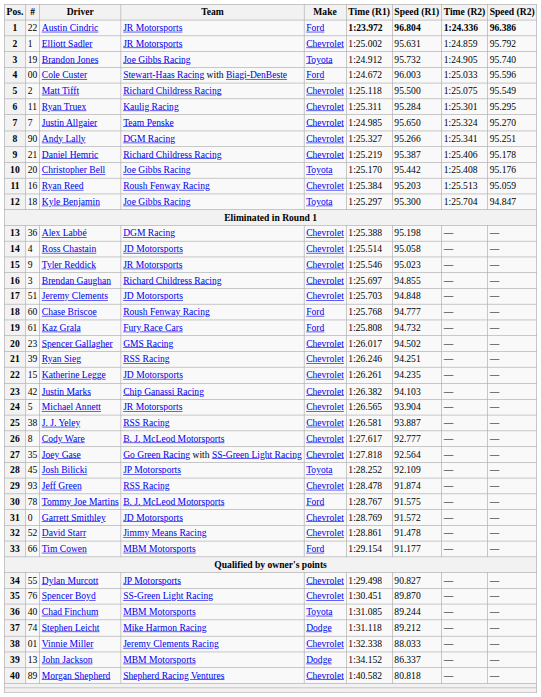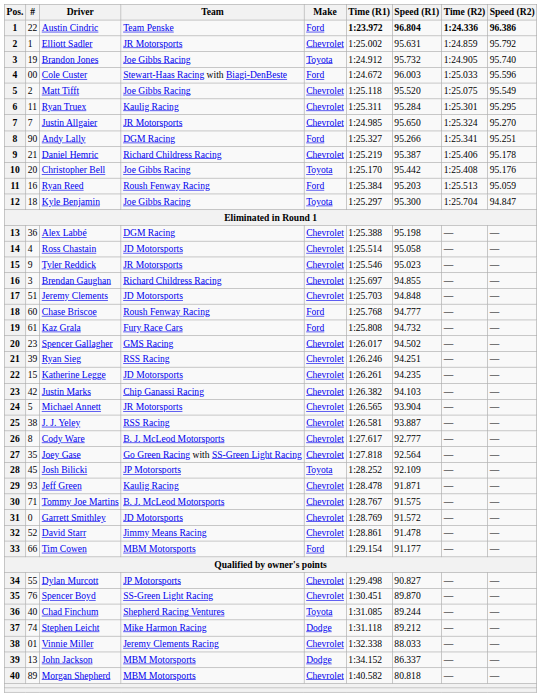(153, 28) JR Motorsports -> (148, 28) Team Penske
(172, 91) Richard Childress Racing -> (157, 91) Joe Gibbs Racing
(408, 91) 95.500 -> (408, 91) 95.520
(148, 123) Team Penske -> (153, 123) JR Motorsports
(325, 138) Chevrolet -> (315, 138) Ford
(325, 186) Chevrolet -> (315, 186) Ford
(146, 486) RSS Racing -> (151, 486) Kaulig Racing
(408, 486) 91.874 -> (408, 486) 91.871
(33, 502) 78 -> (33, 502) 71
(315, 502) Ford -> (325, 502) Chevrolet
(159, 612) MBM Motorsports -> (174, 612) Shepherd Racing Ventures
(174, 675) Shepherd Racing Ventures -> (159, 675) MBM Motorsports
